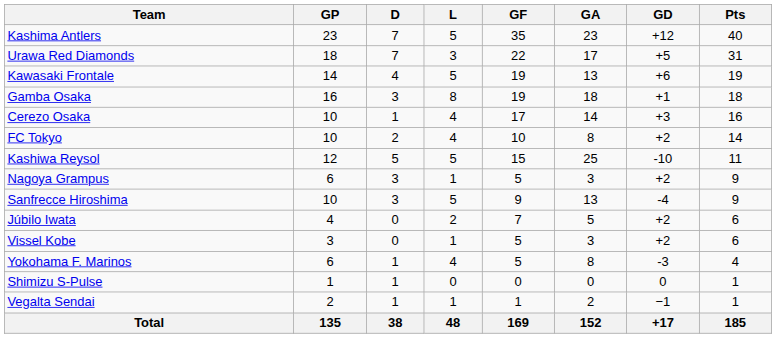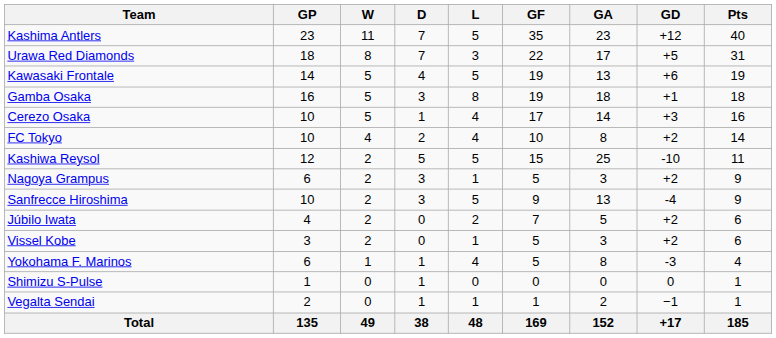+ column: (368, 14)
